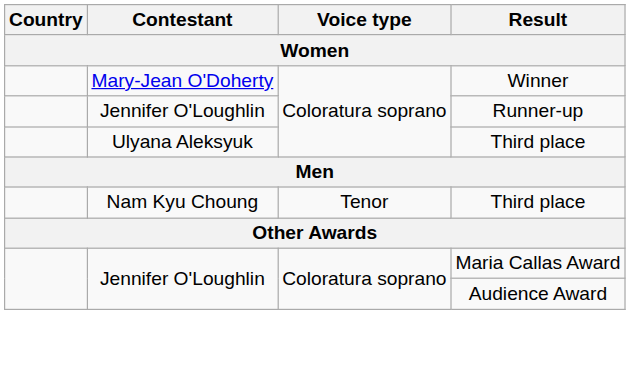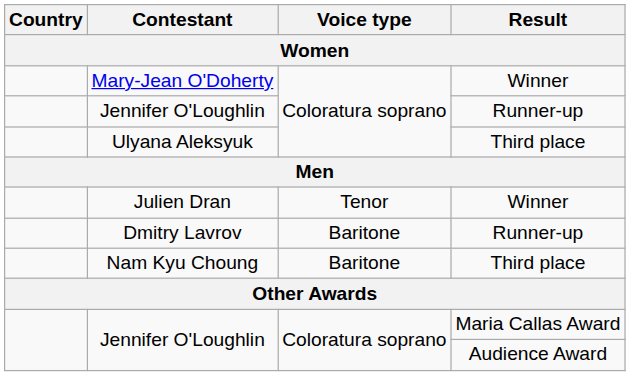+ row: (182, 202)
+ row: (182, 232)
(364, 202) Tenor -> (364, 263) Baritone
